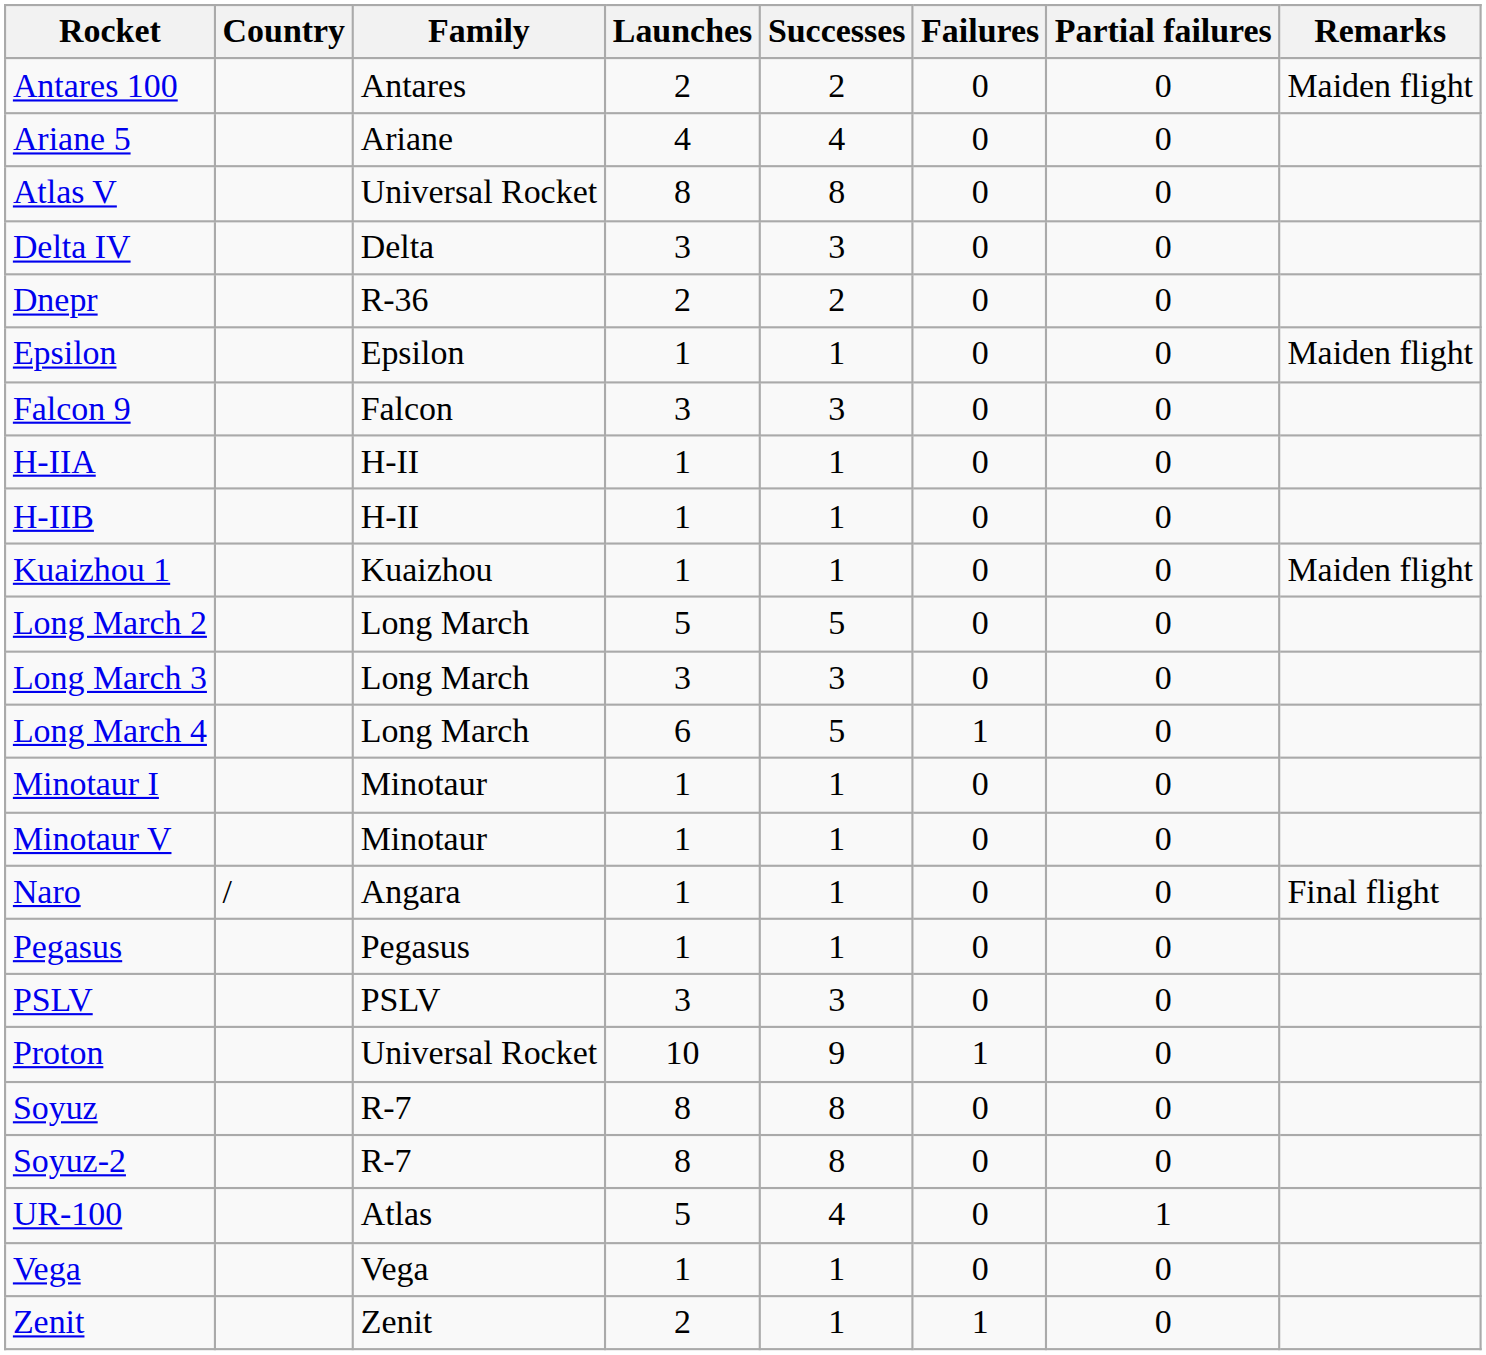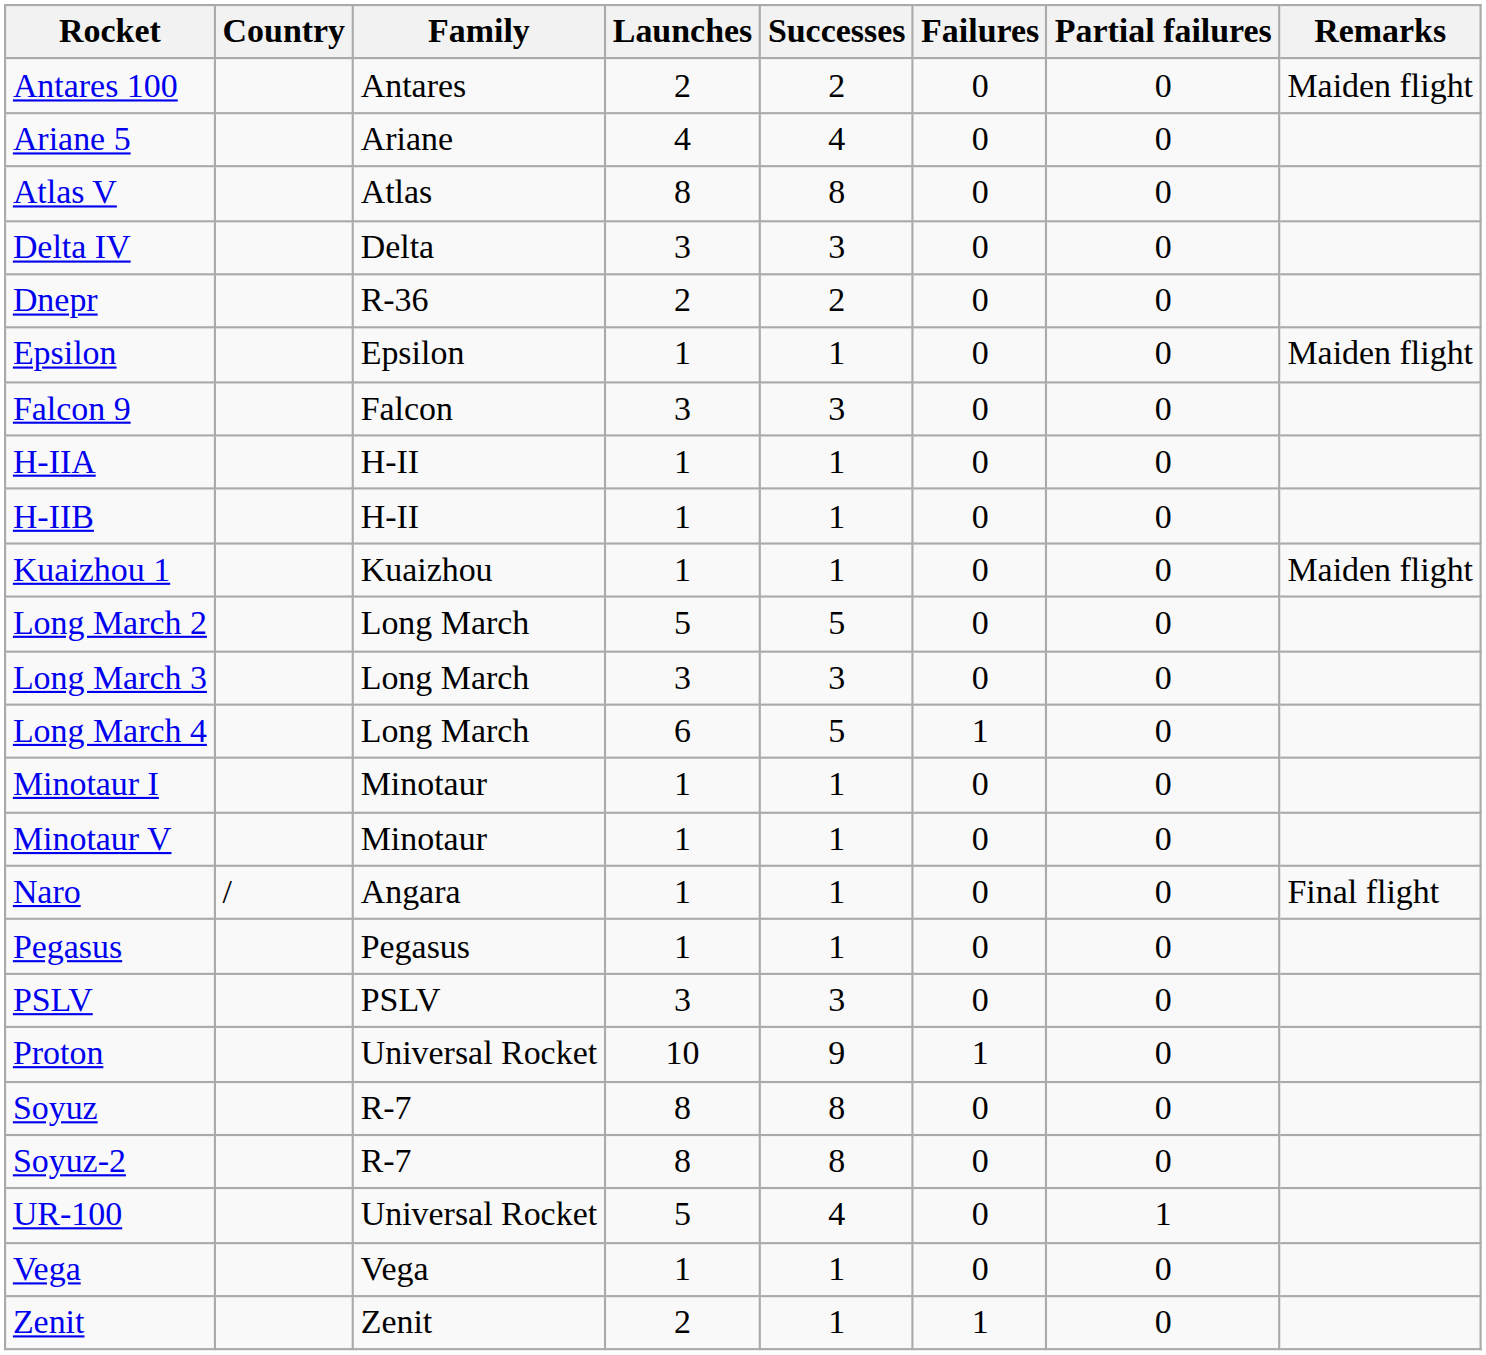(479, 192) Universal Rocket -> (396, 192) Atlas
(396, 1214) Atlas -> (479, 1214) Universal Rocket
